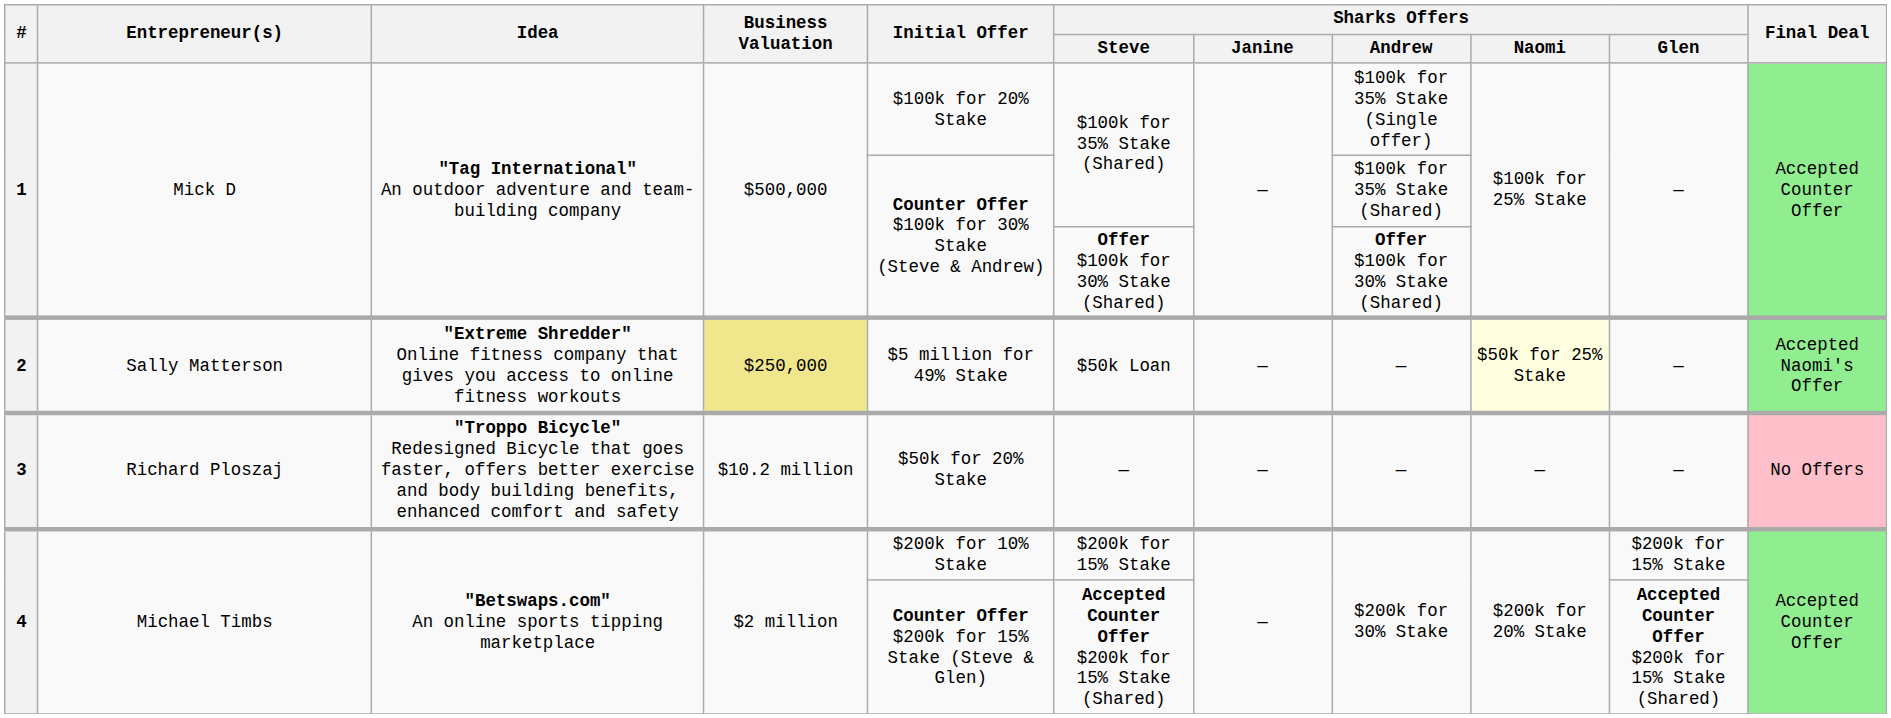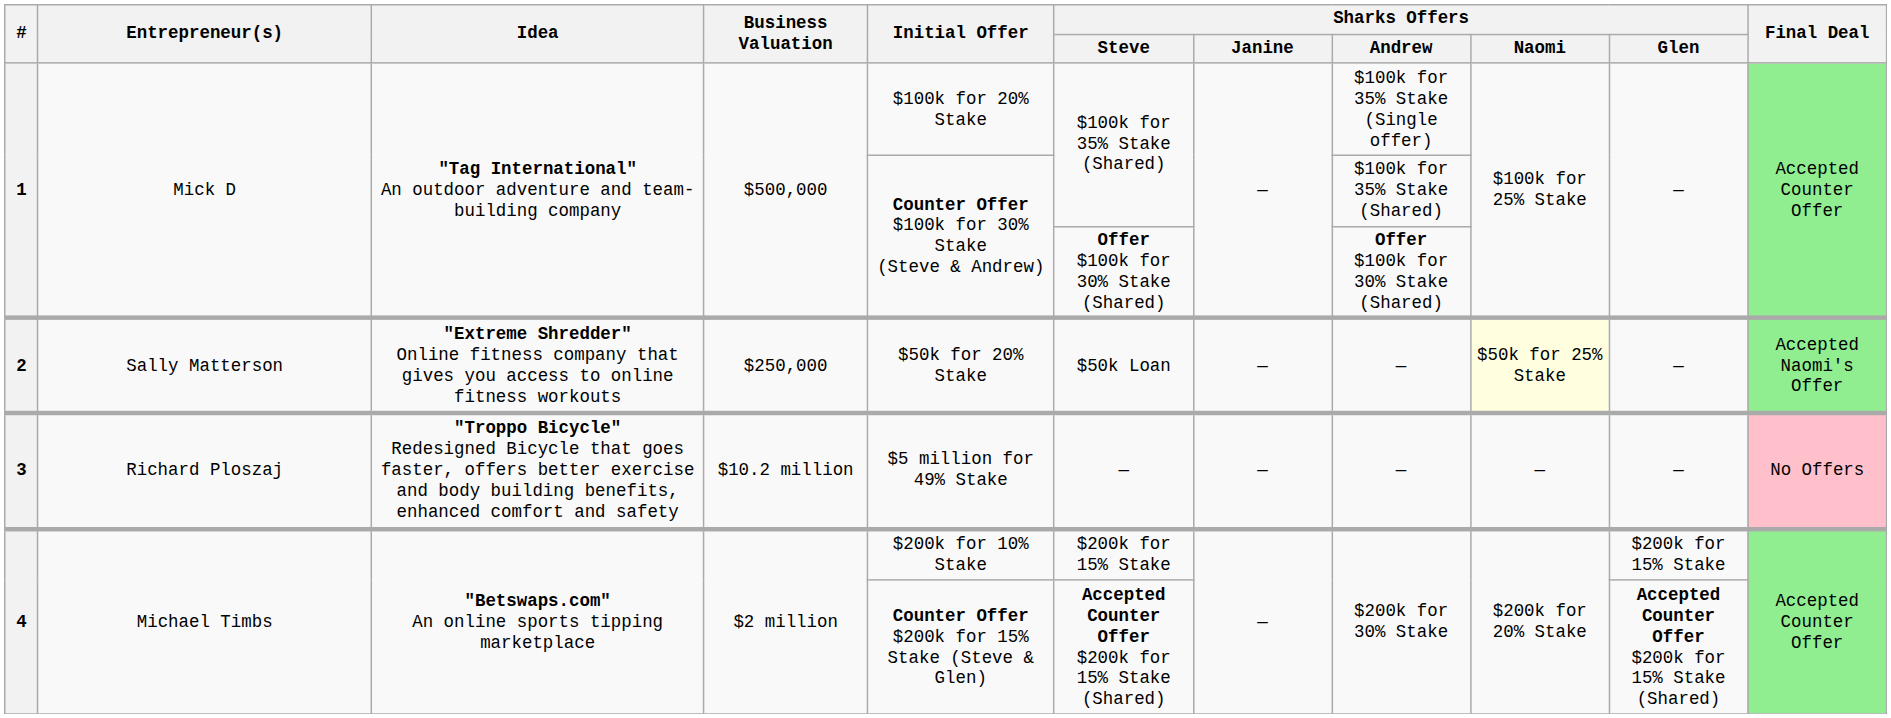(786, 365) khaki background -> (786, 365) no background
(961, 365) $5 million for 49% Stake -> (961, 365) $50k for 20% Stake
(961, 470) $50k for 20% Stake -> (961, 470) $5 million for 49% Stake
